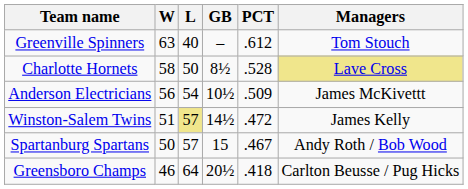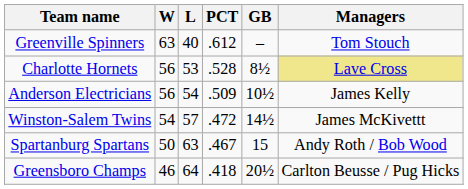columns swapped: (258, 17) <-> (220, 17)
(167, 68) 58 -> (167, 68) 56
(191, 68) 50 -> (191, 68) 53
(370, 94) James McKivettt -> (370, 94) James Kelly
(167, 119) 51 -> (167, 119) 54
(191, 119) khaki background -> (191, 119) no background
(370, 119) James Kelly -> (370, 119) James McKivettt
(191, 145) 57 -> (191, 145) 63
